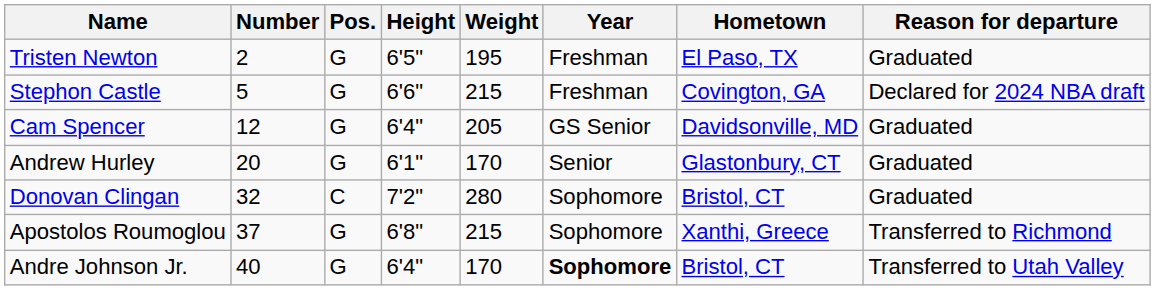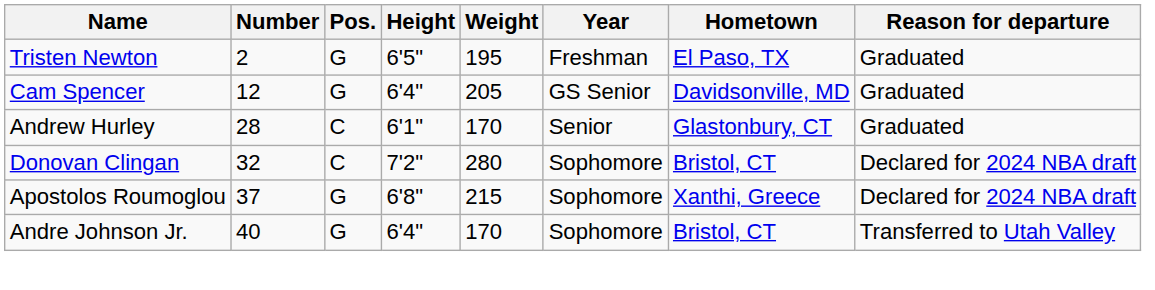- row: (85, 92)
(248, 162) 20 -> (248, 127) 28
(338, 162) G -> (338, 127) C
(921, 197) Graduated -> (998, 162) Declared for 2024 NBA draft
(990, 232) Transferred to Richmond -> (998, 197) Declared for 2024 NBA draft
(610, 267) bold -> (606, 232) normal
